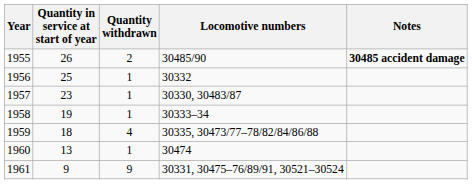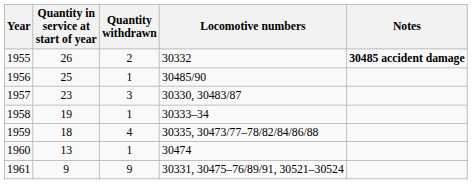(184, 58) 30485/90 -> (177, 58) 30332
(177, 77) 30332 -> (184, 77) 30485/90
(129, 95) 1 -> (129, 95) 3
